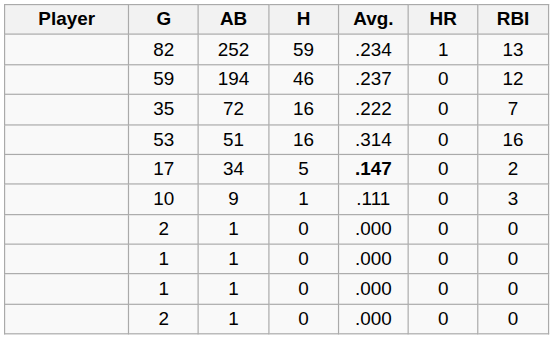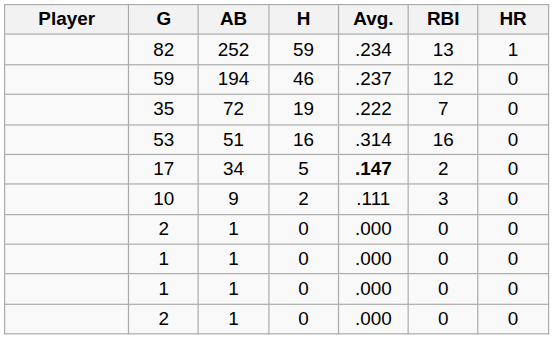columns swapped: (443, 19) <-> (513, 19)
(303, 109) 16 -> (303, 109) 19
(303, 199) 1 -> (303, 199) 2
